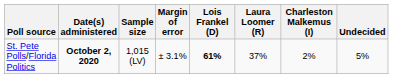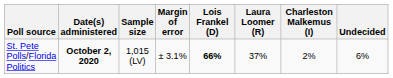(212, 56) 61% -> (212, 56) 66%
(362, 56) 5% -> (362, 56) 6%
